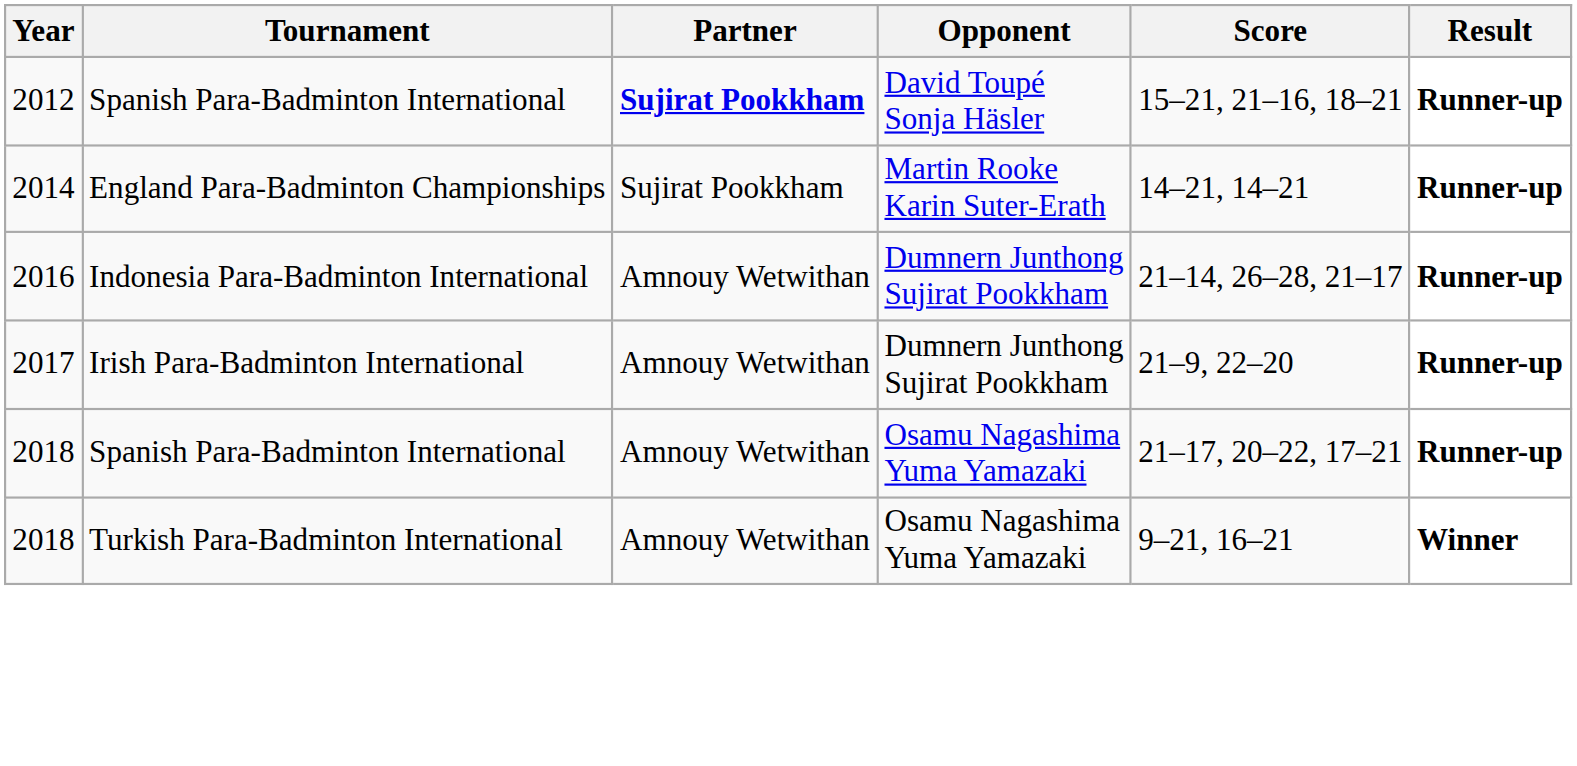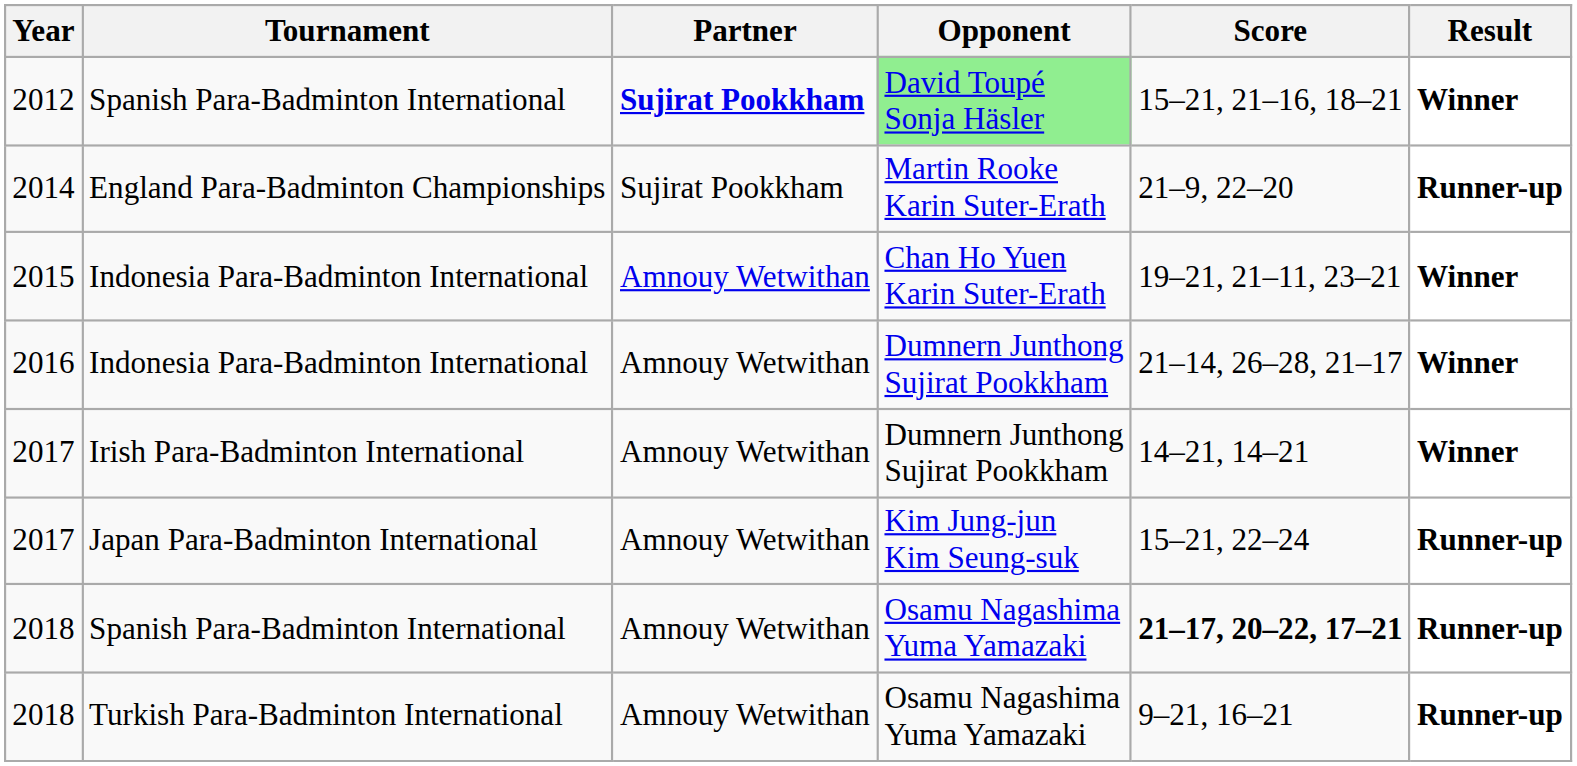(965, 100) no background -> (965, 100) lightgreen background
(1490, 100) Runner-up -> (1468, 100) Winner
(1224, 188) 14–21, 14–21 -> (1216, 188) 21–9, 22–20
+ row: (43, 276)
(1490, 276) Runner-up -> (1468, 364) Winner
(1216, 364) 21–9, 22–20 -> (1224, 452) 14–21, 14–21
(1490, 364) Runner-up -> (1468, 452) Winner
+ row: (43, 540)
(1270, 452) normal -> (1270, 628) bold
(1468, 540) Winner -> (1490, 716) Runner-up
